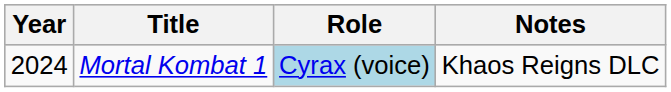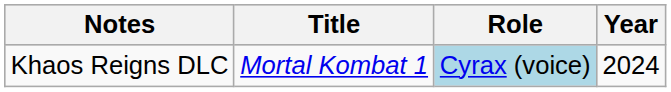columns swapped: (39, 24) <-> (551, 24)
